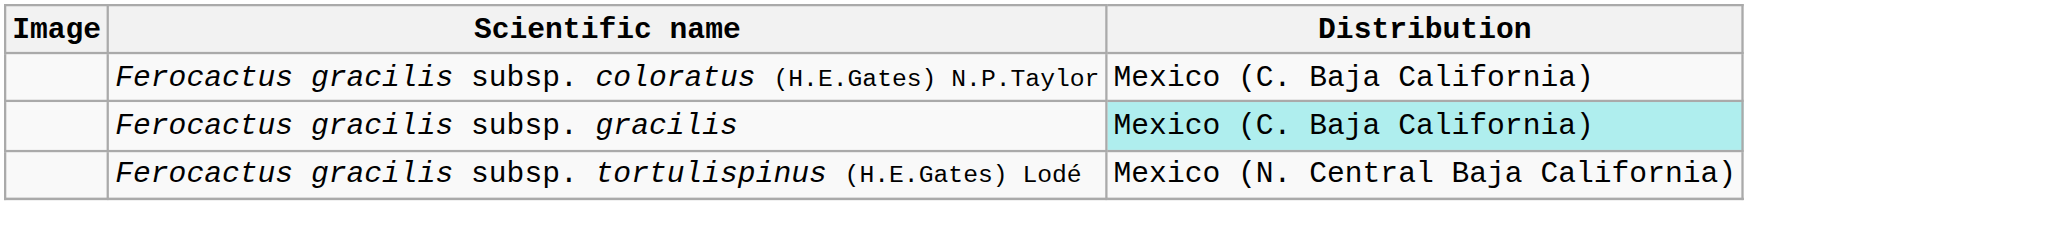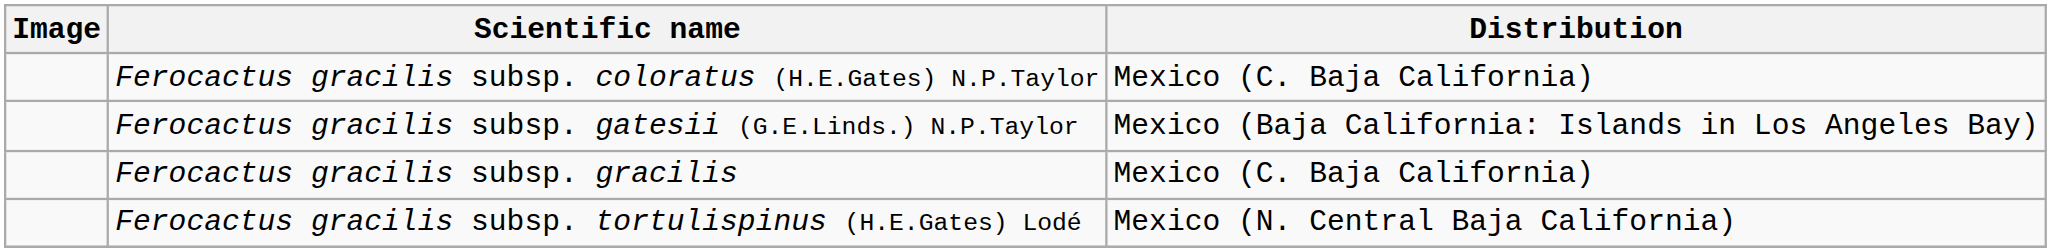+ row: (597, 126)
(1354, 126) paleturquoise background -> (1354, 174) no background
